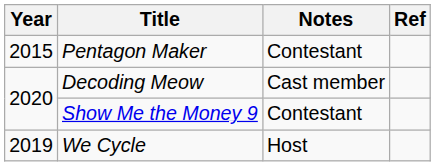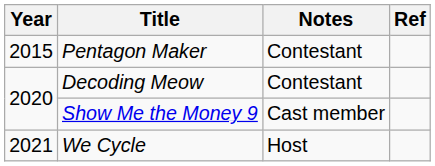(326, 82) Cast member -> (314, 82) Contestant
(314, 113) Contestant -> (326, 113) Cast member
(31, 144) 2019 -> (31, 144) 2021
